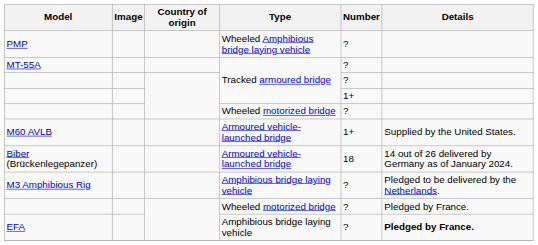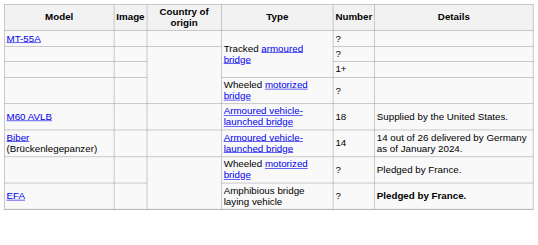- row: (17, 44)
(349, 132) 1+ -> (341, 117) 18
(348, 159) 18 -> (341, 143) 14
- row: (49, 185)
